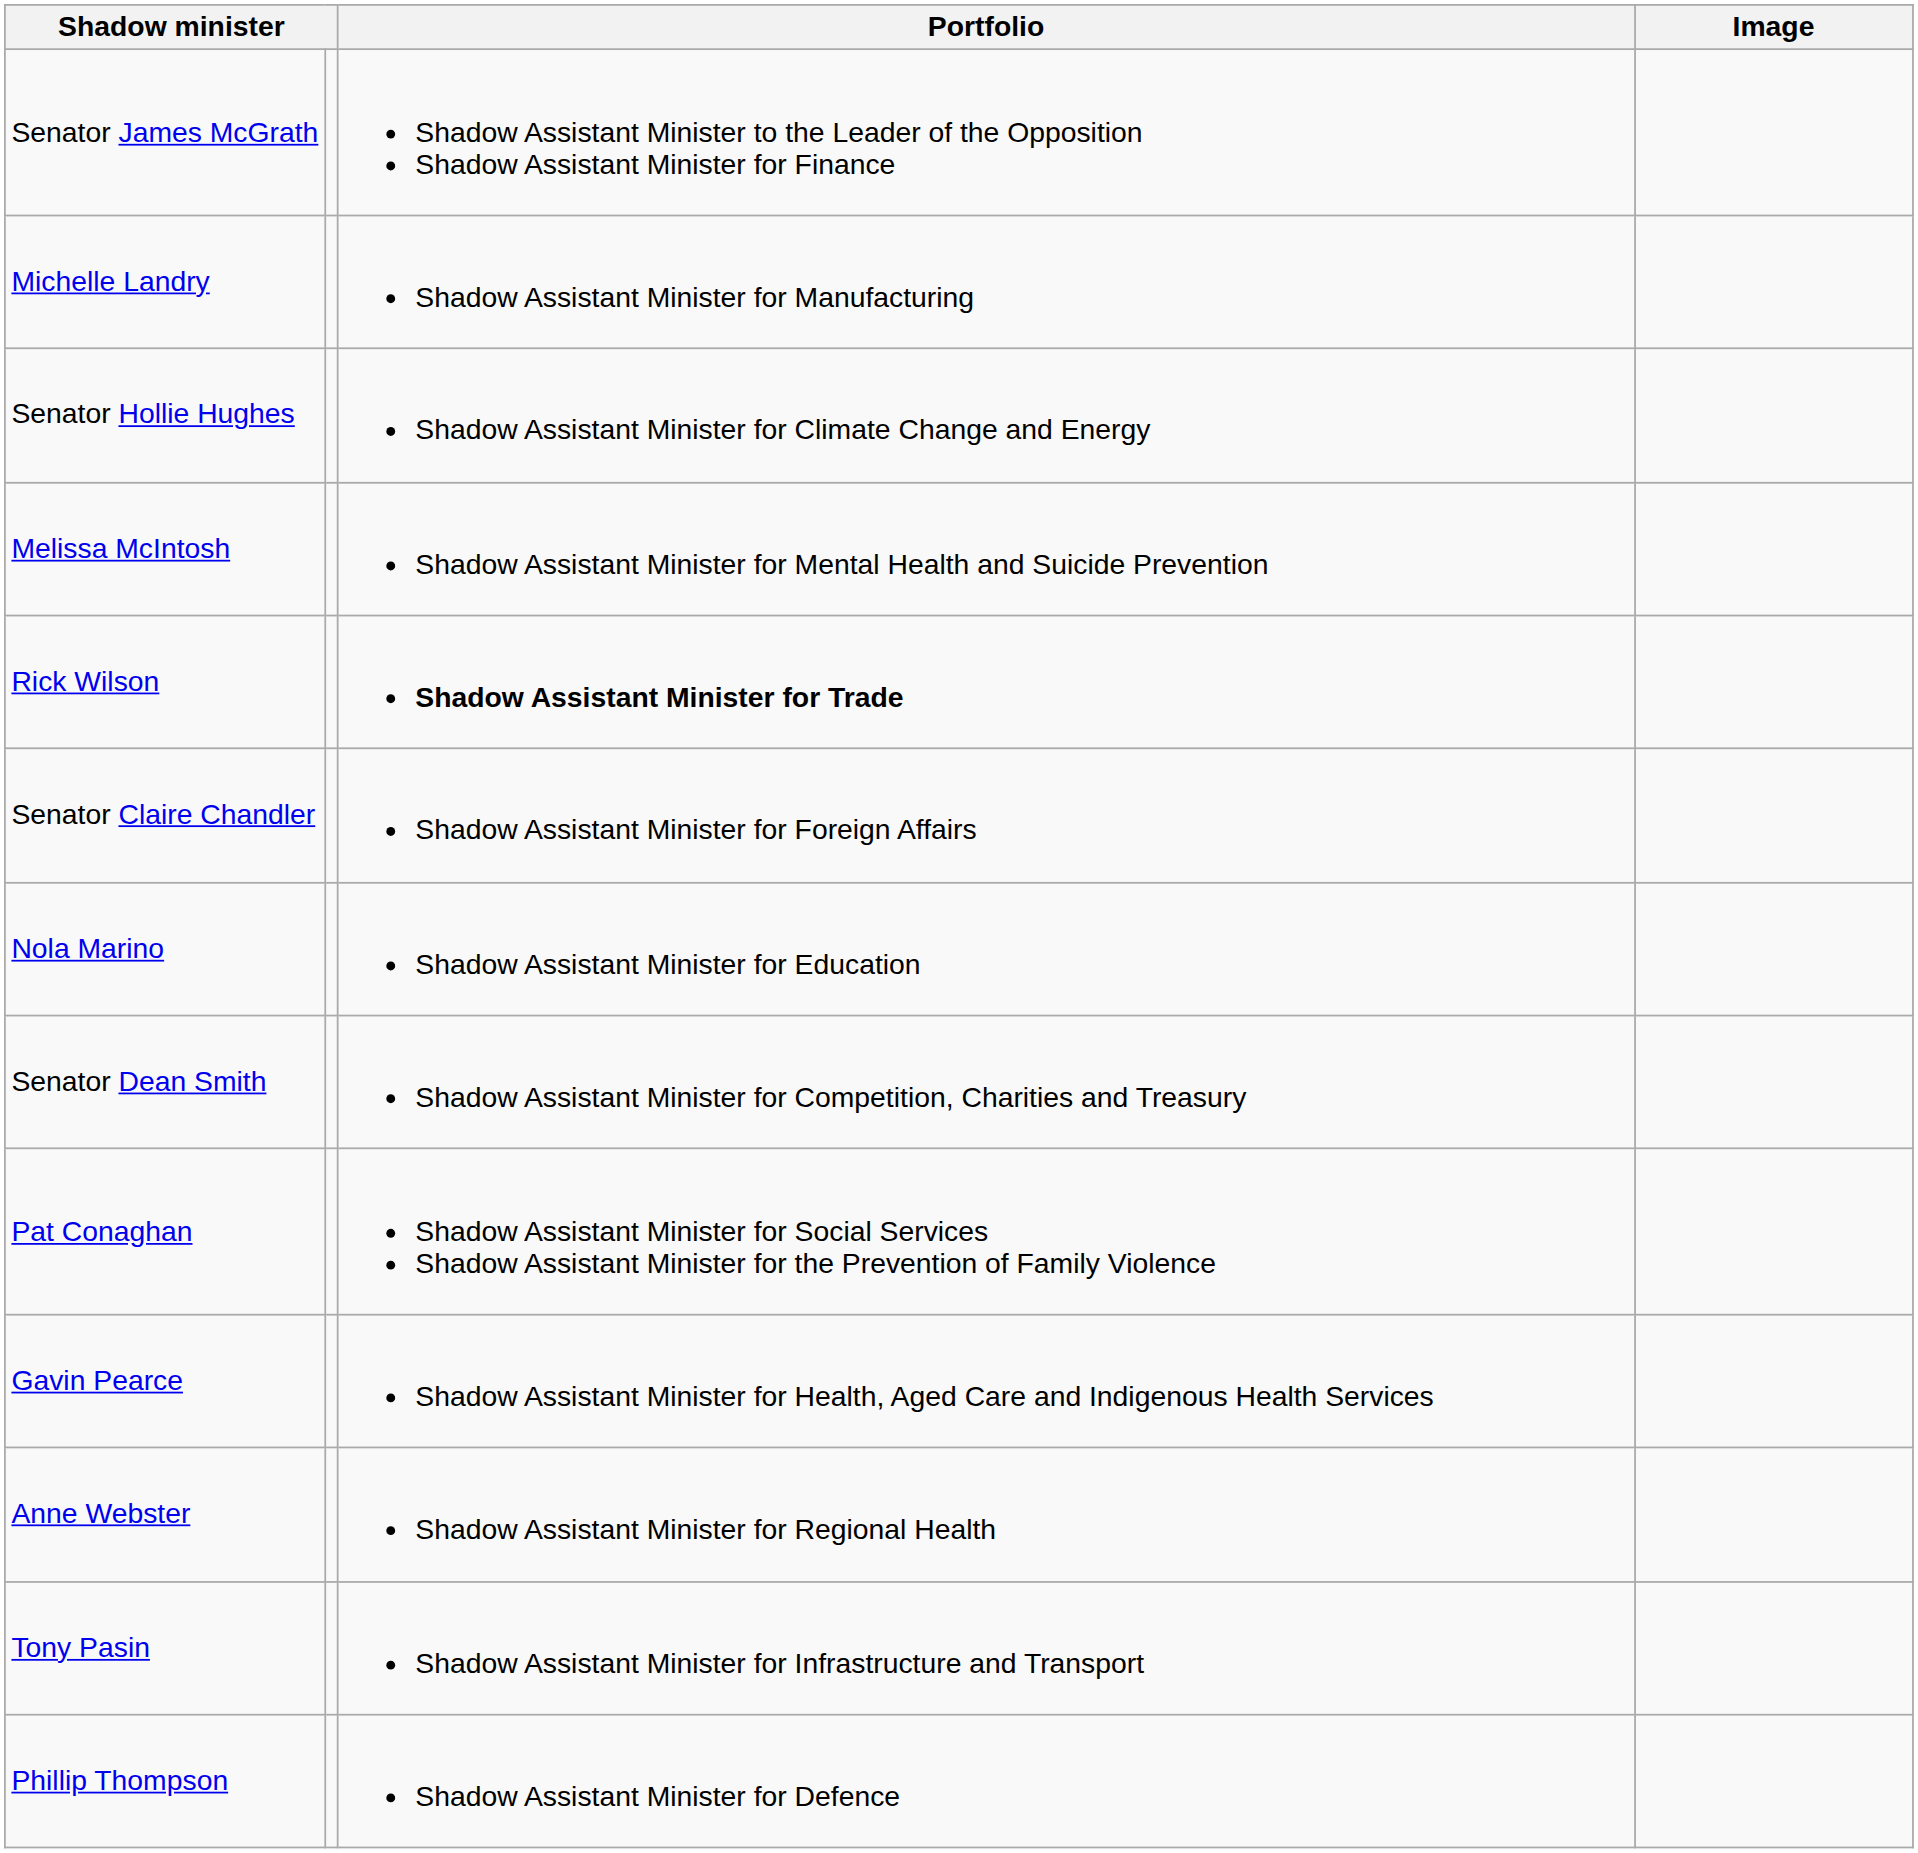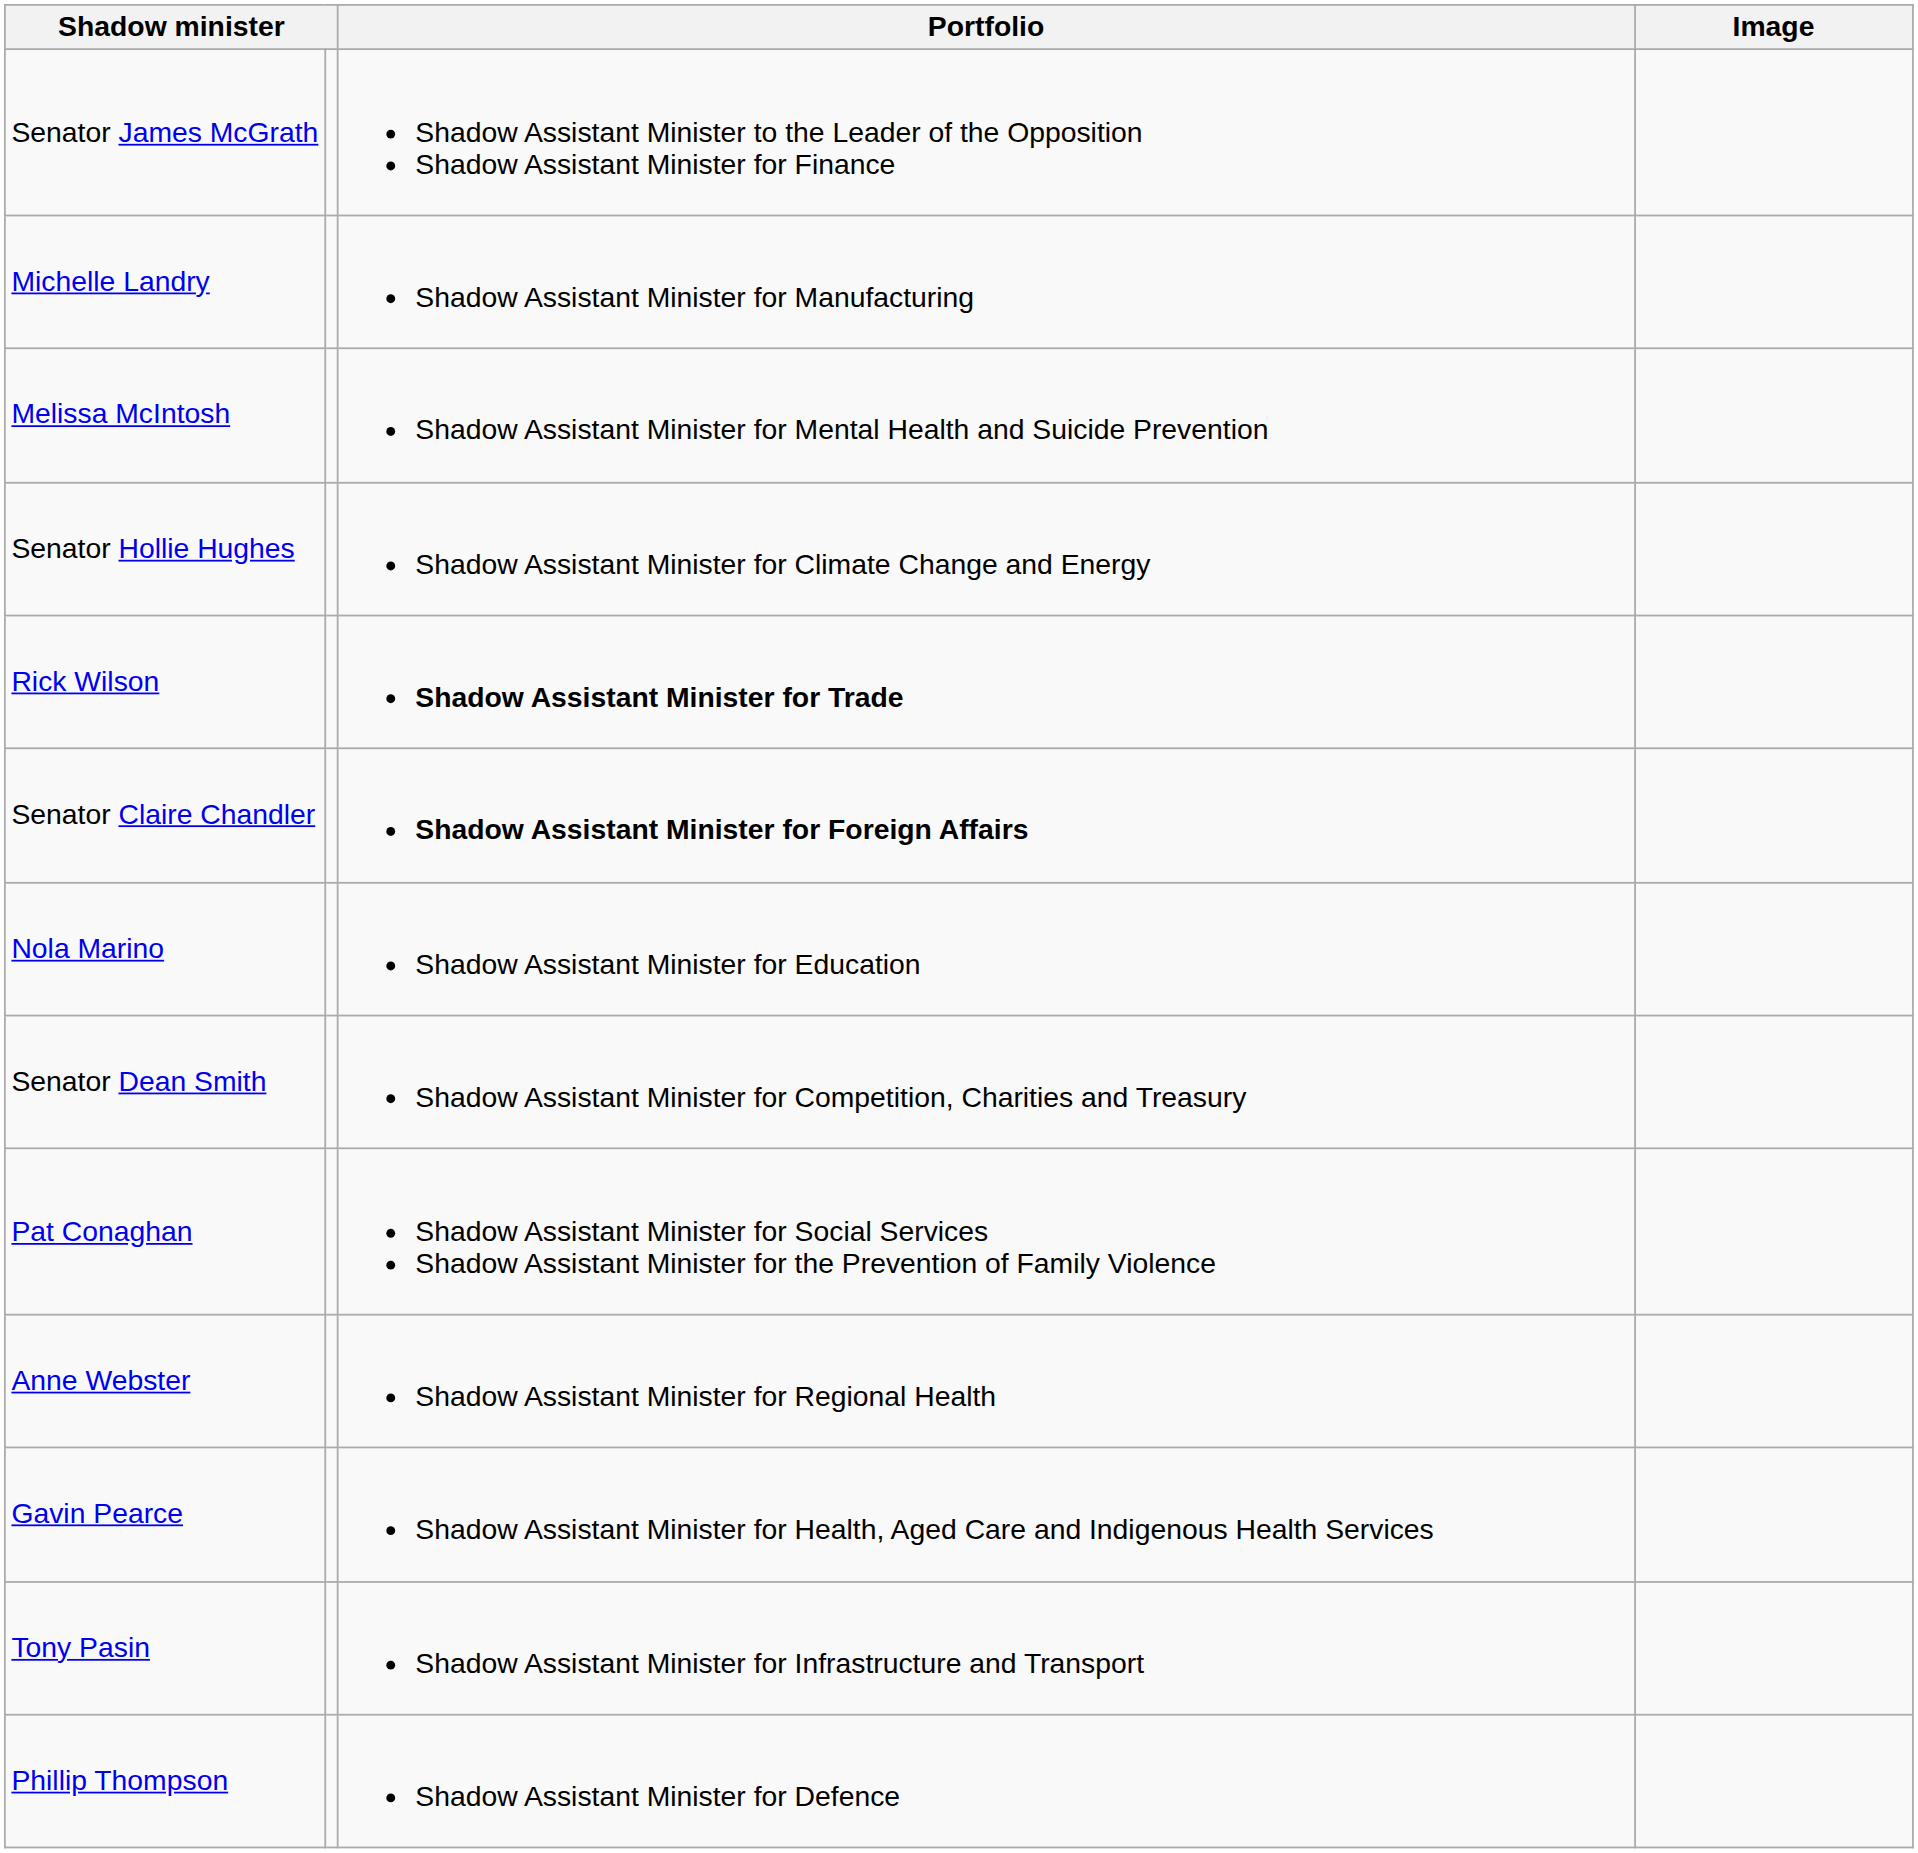rows swapped: (153, 414) <-> (121, 548)
(986, 831) normal -> (986, 831) bold
rows swapped: (97, 1380) <-> (101, 1513)
